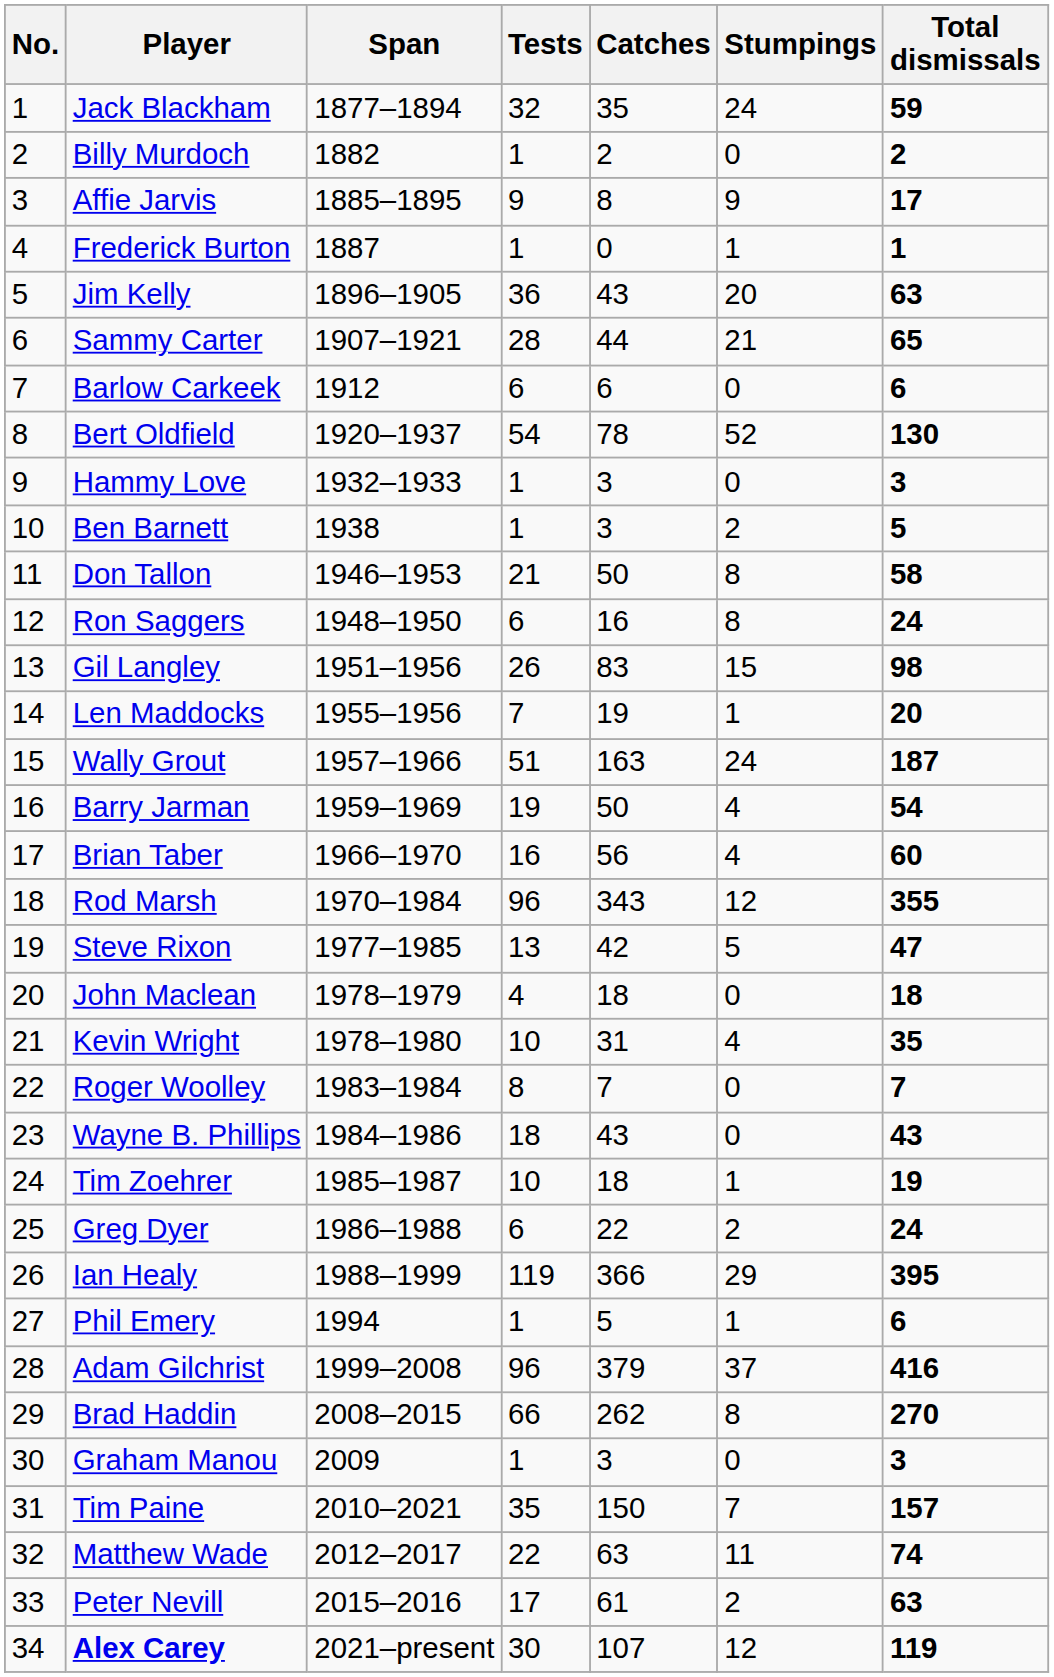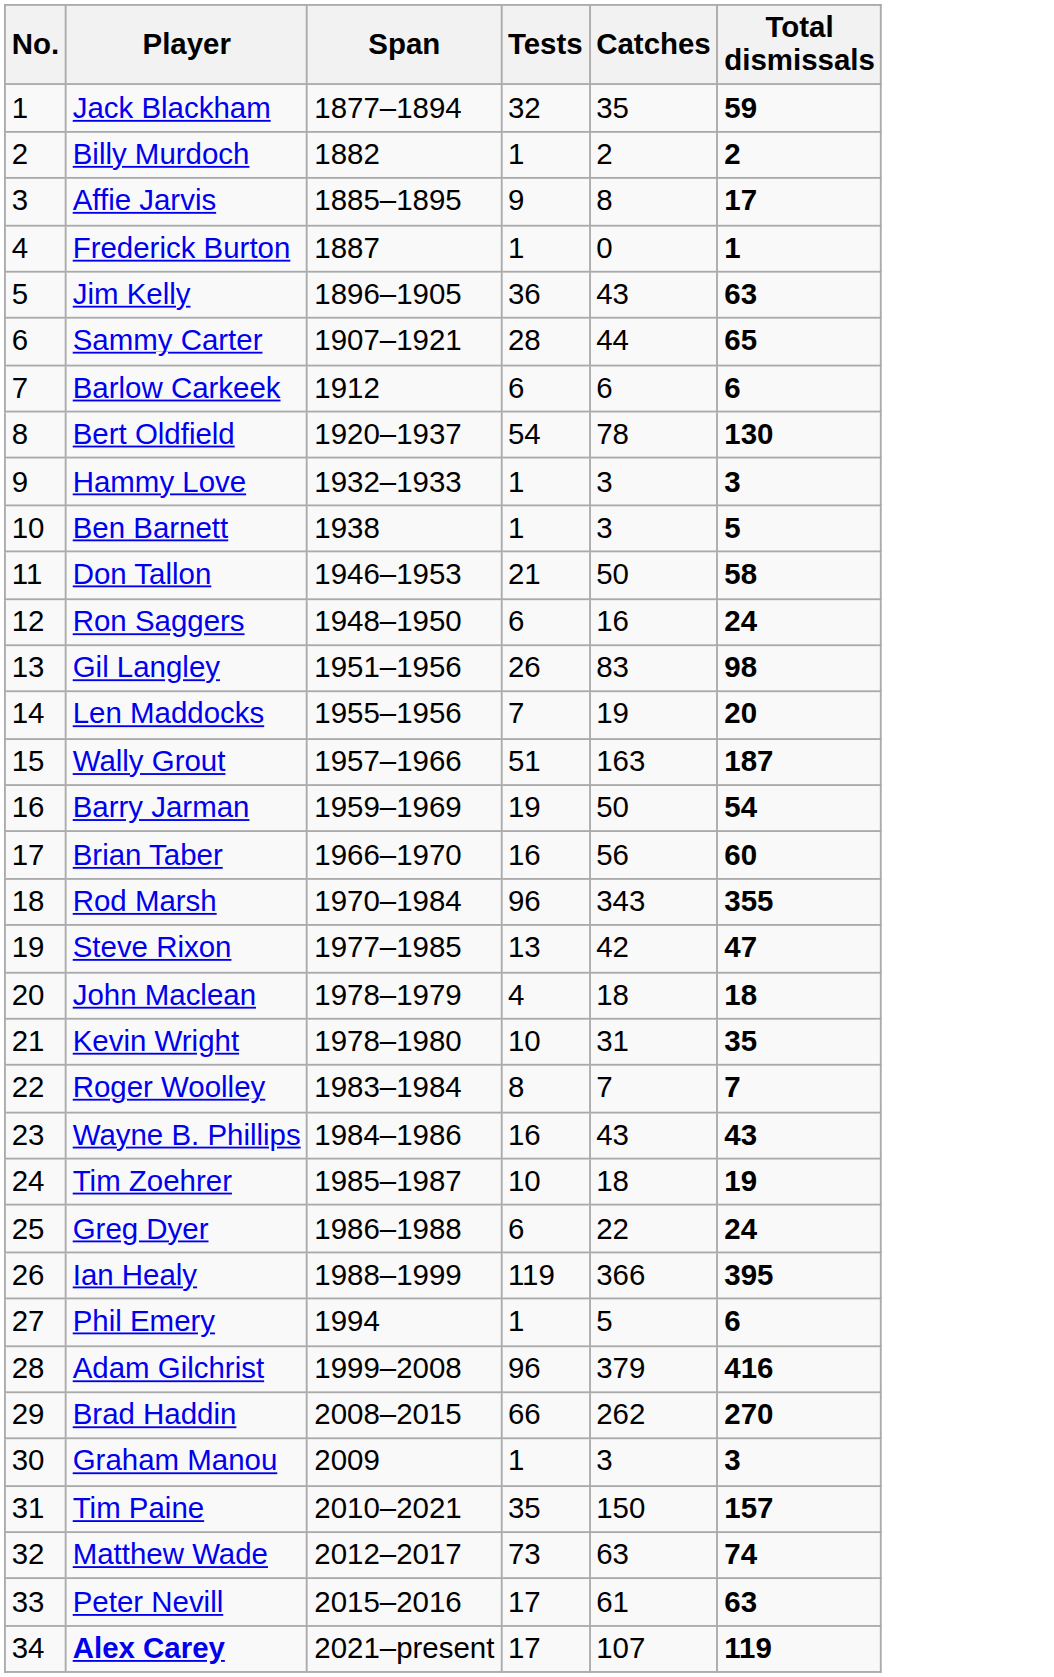- column: (800, 44)
(524, 1134) 18 -> (524, 1134) 16
(524, 1555) 22 -> (524, 1555) 73
(524, 1648) 30 -> (524, 1648) 17
